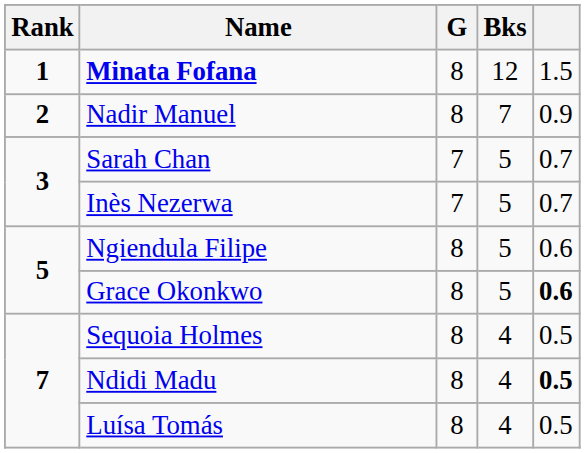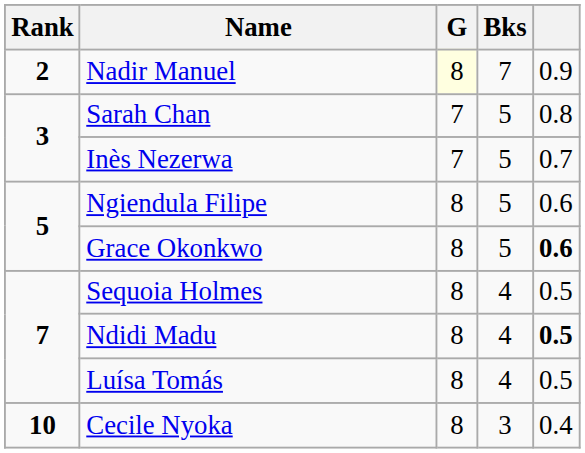- row: (171, 71)
(457, 115) no background -> (457, 71) lightyellow background
(556, 159) 0.7 -> (556, 115) 0.8
+ row: (159, 424)
